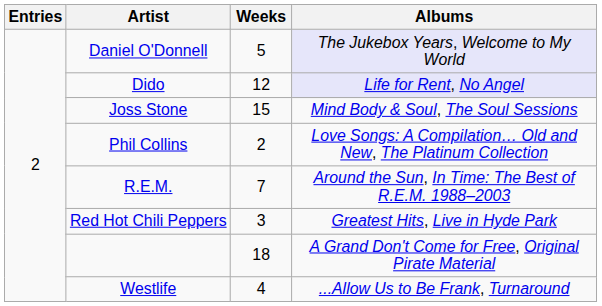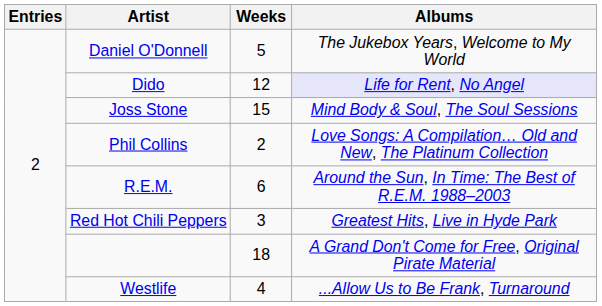(444, 51) lavender background -> (444, 51) no background
(261, 187) 7 -> (261, 187) 6
